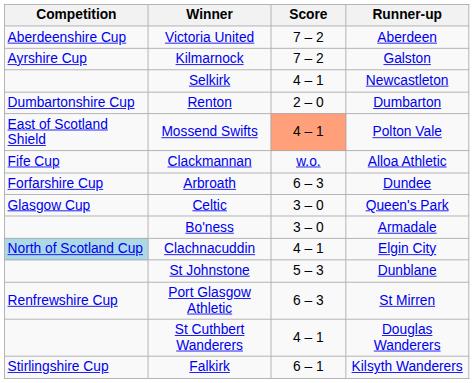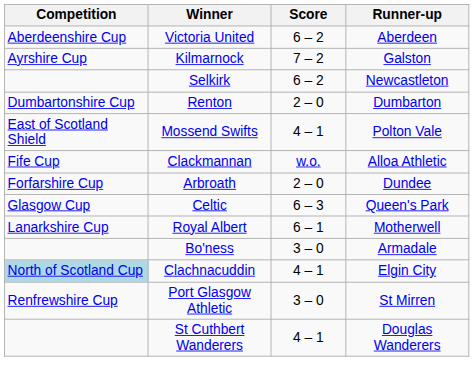(308, 37) 7 – 2 -> (308, 37) 6 – 2
(308, 80) 4 – 1 -> (308, 80) 6 – 2
(308, 132) lightsalmon background -> (308, 132) no background
(308, 183) 6 – 3 -> (308, 183) 2 – 0
(308, 205) 3 – 0 -> (308, 205) 6 – 3
+ row: (210, 227)
- row: (210, 270)
(308, 300) 6 – 3 -> (308, 300) 3 – 0
- row: (210, 367)
